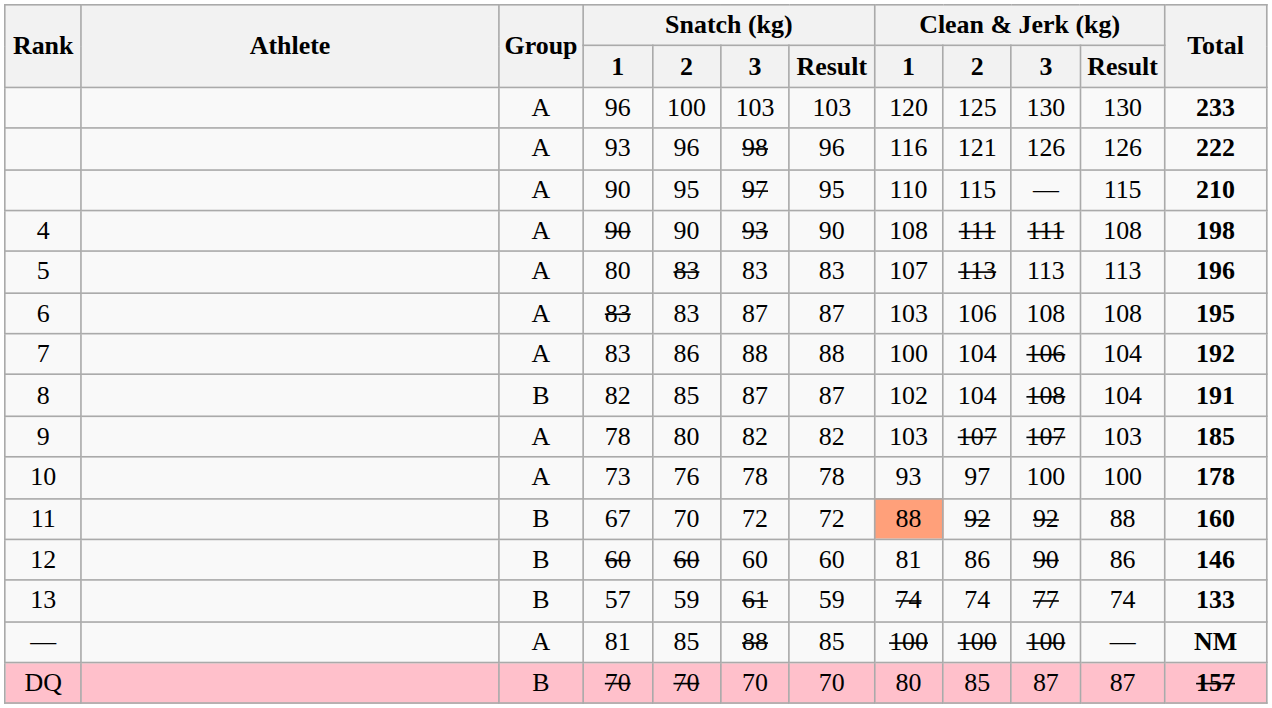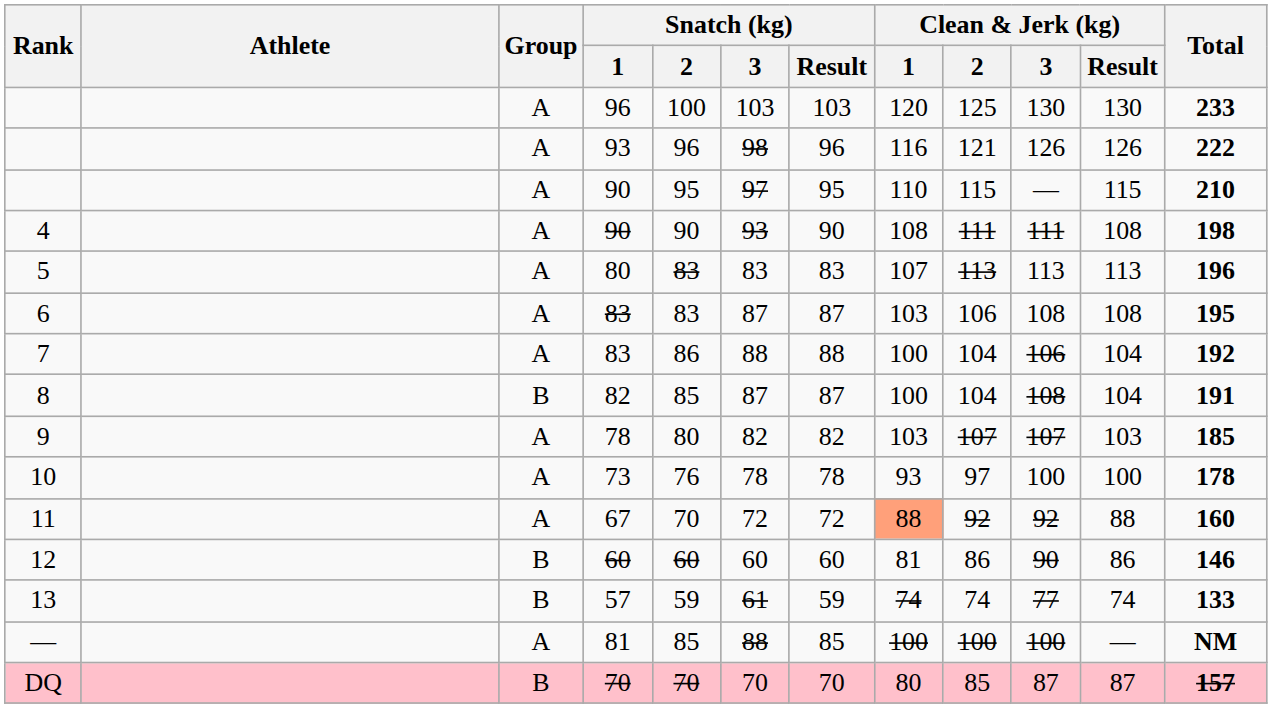(909, 395) 102 -> (909, 395) 100
(541, 518) B -> (541, 518) A
